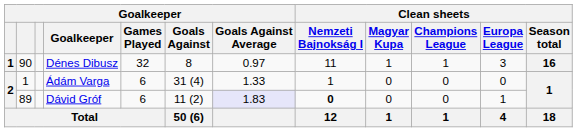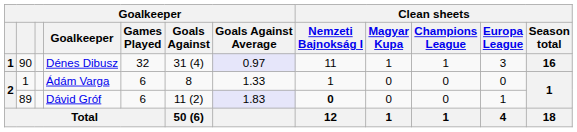(189, 62) 8 -> (189, 62) 31 (4)
(254, 62) no background -> (254, 62) lavender background
(189, 81) 31 (4) -> (189, 81) 8
